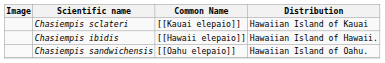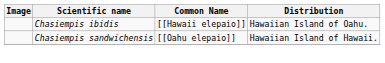- row: (82, 24)
(314, 38) Hawaiian Island of Hawaii. -> (309, 24) Hawaiian Island of Oahu.
(309, 51) Hawaiian Island of Oahu. -> (314, 38) Hawaiian Island of Hawaii.
